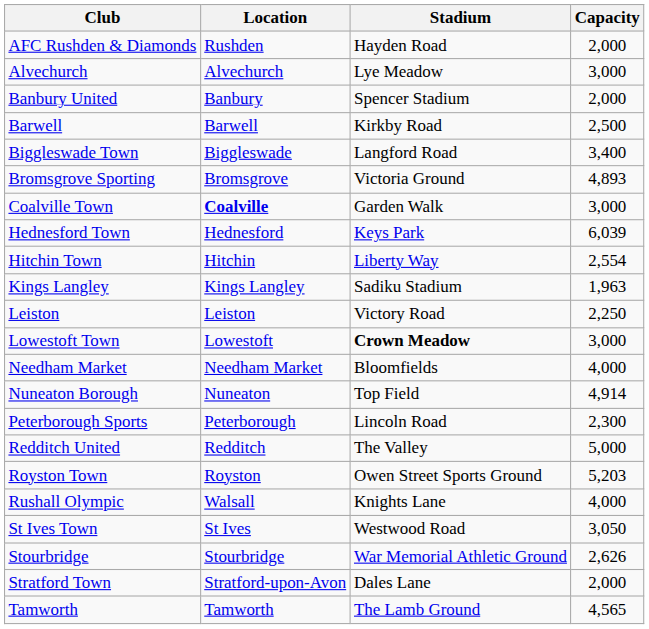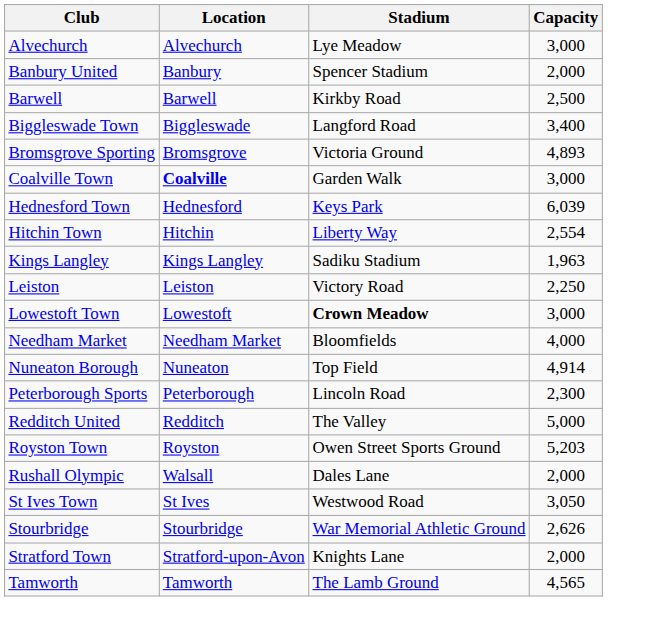- row: (102, 44)
(400, 502) Knights Lane -> (351, 475) Dales Lane
(607, 502) 4,000 -> (566, 475) 2,000
(392, 582) Dales Lane -> (358, 555) Knights Lane
